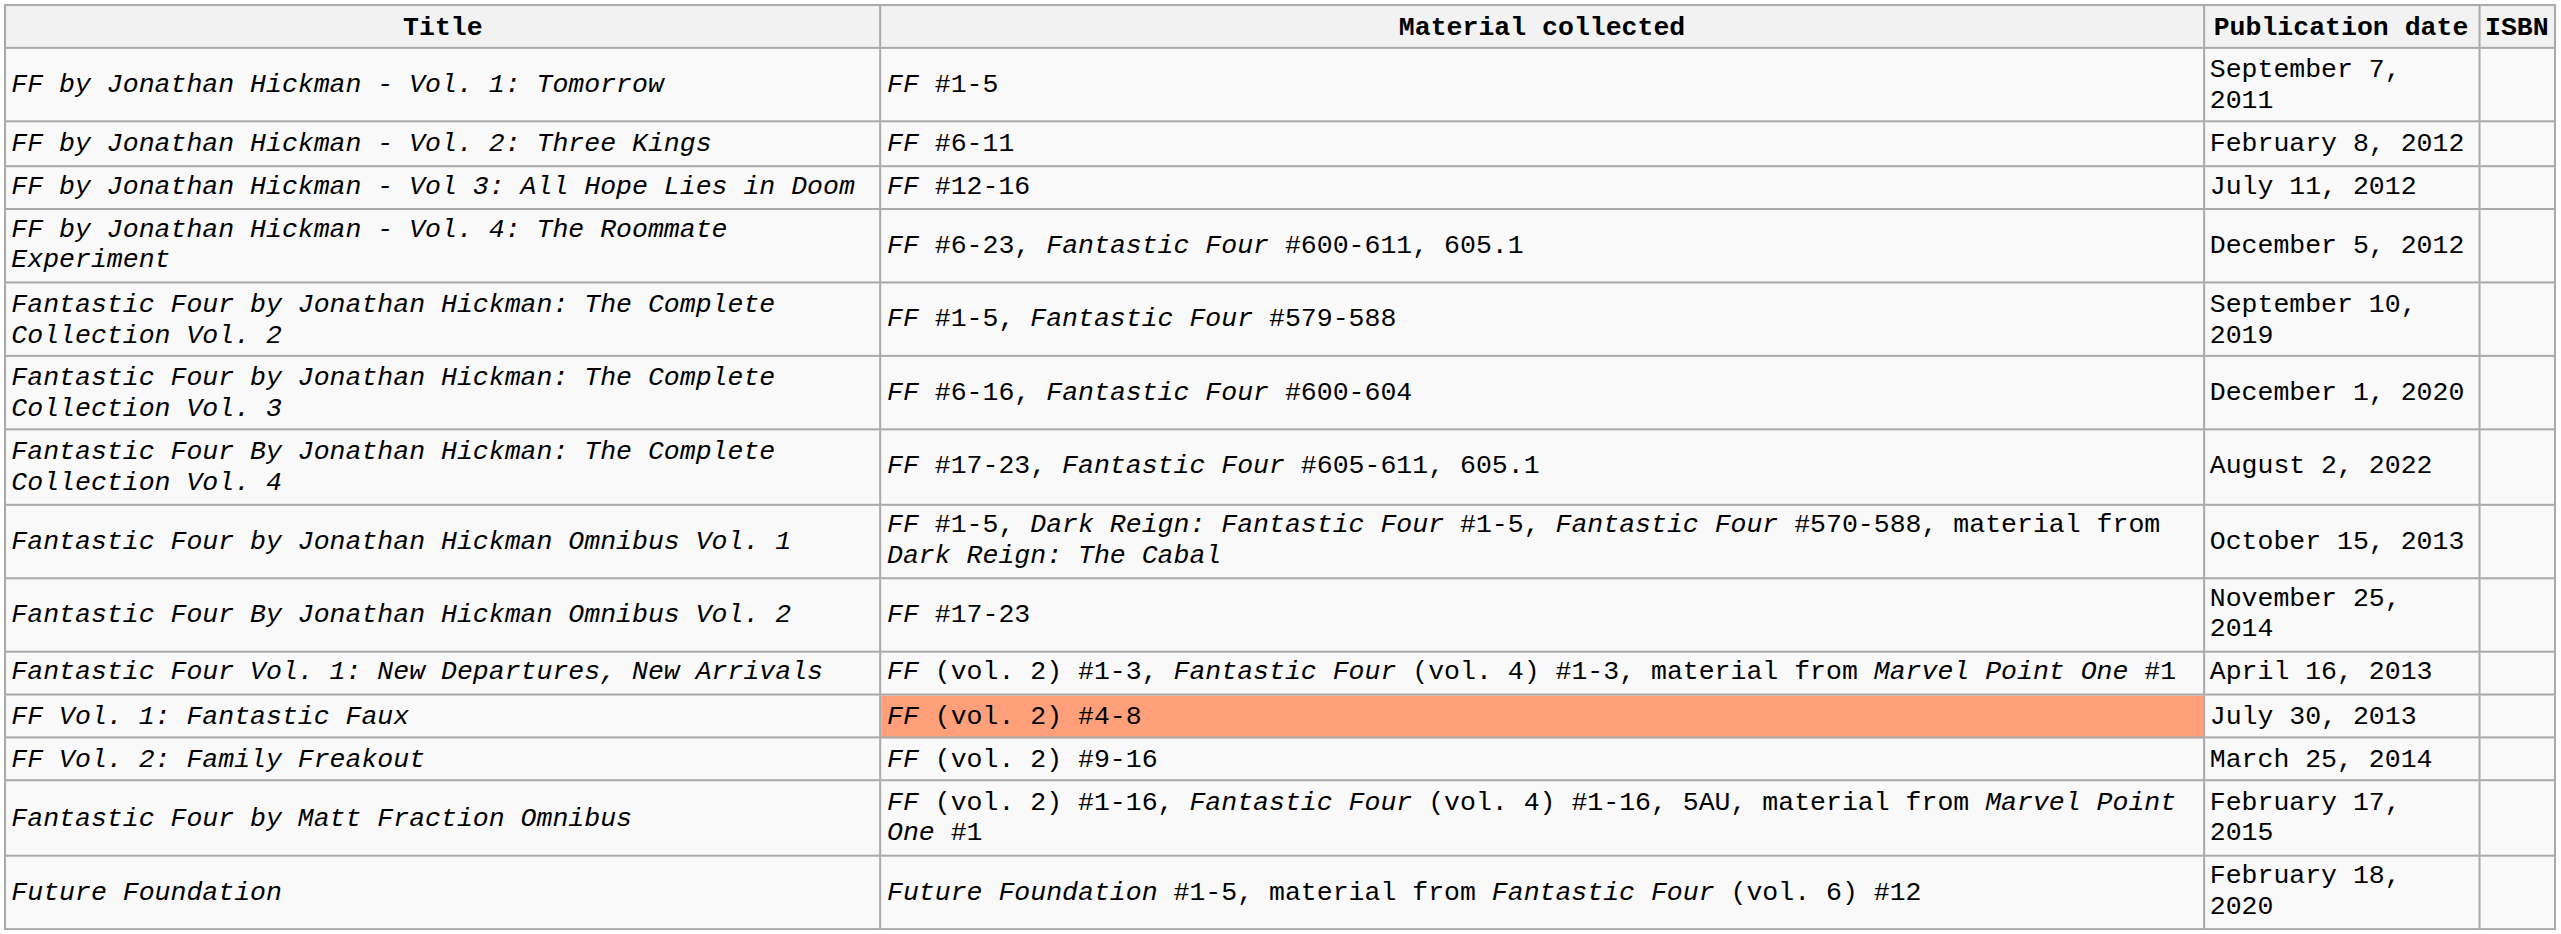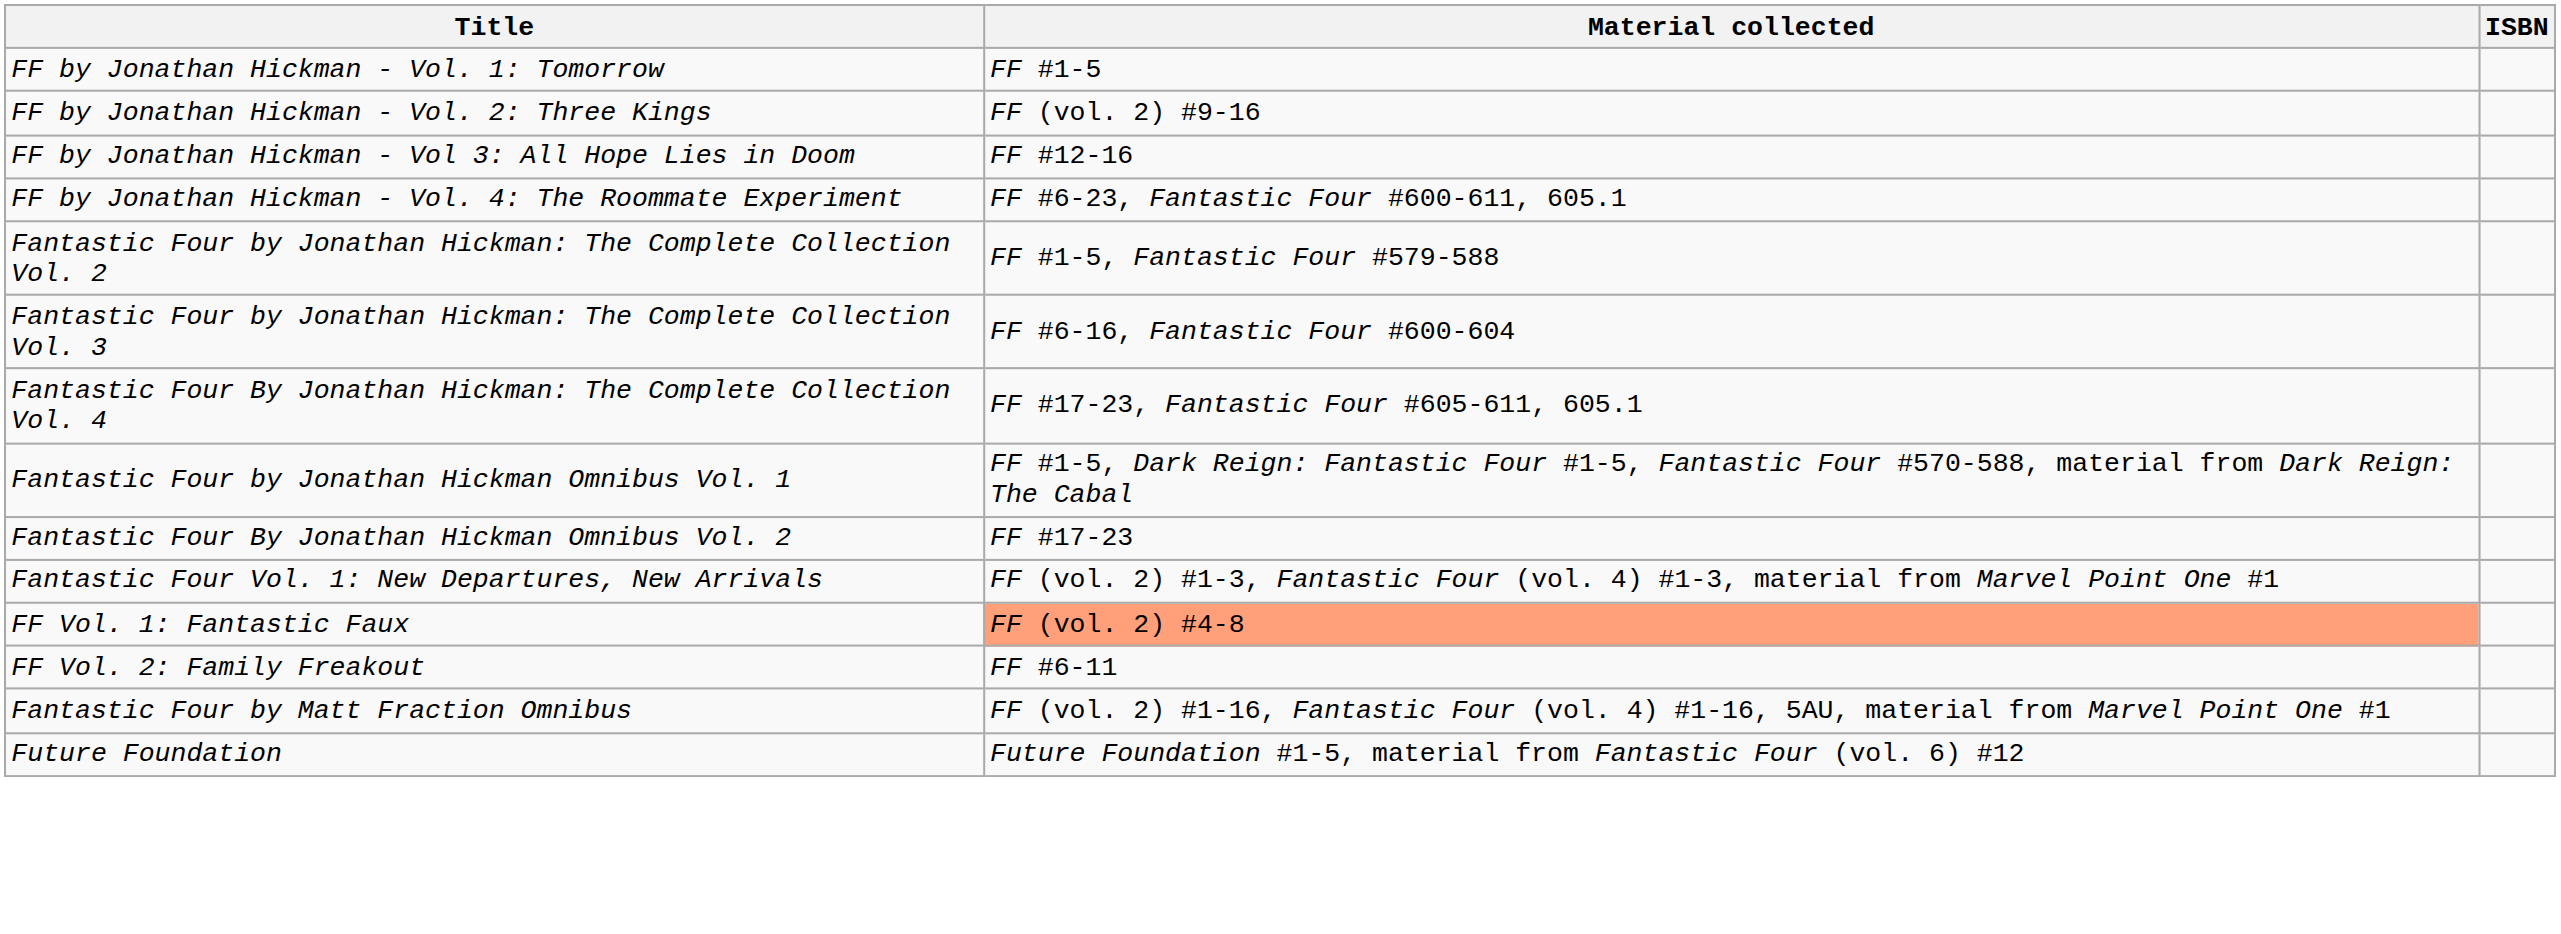- column: (2341, 27)
(951, 144) FF #6-11 -> (1125, 113) FF (vol. 2) #9-16
(1022, 760) FF (vol. 2) #9-16 -> (1054, 668) FF #6-11
